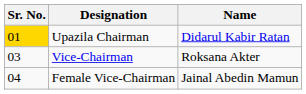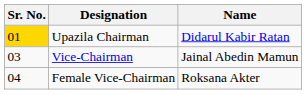(220, 57) Roksana Akter -> (240, 57) Jainal Abedin Mamun
(240, 78) Jainal Abedin Mamun -> (220, 78) Roksana Akter
